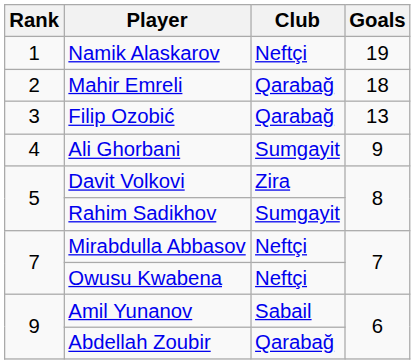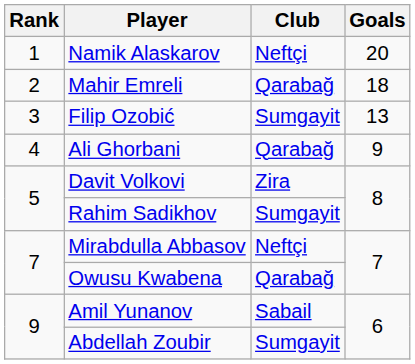(377, 52) 19 -> (377, 52) 20
(295, 117) Qarabağ -> (297, 117) Sumgayit
(297, 149) Sumgayit -> (295, 149) Qarabağ
(281, 278) Neftçi -> (295, 278) Qarabağ
(295, 342) Qarabağ -> (297, 342) Sumgayit
